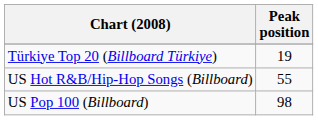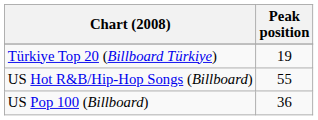(284, 102) 98 -> (284, 102) 36
